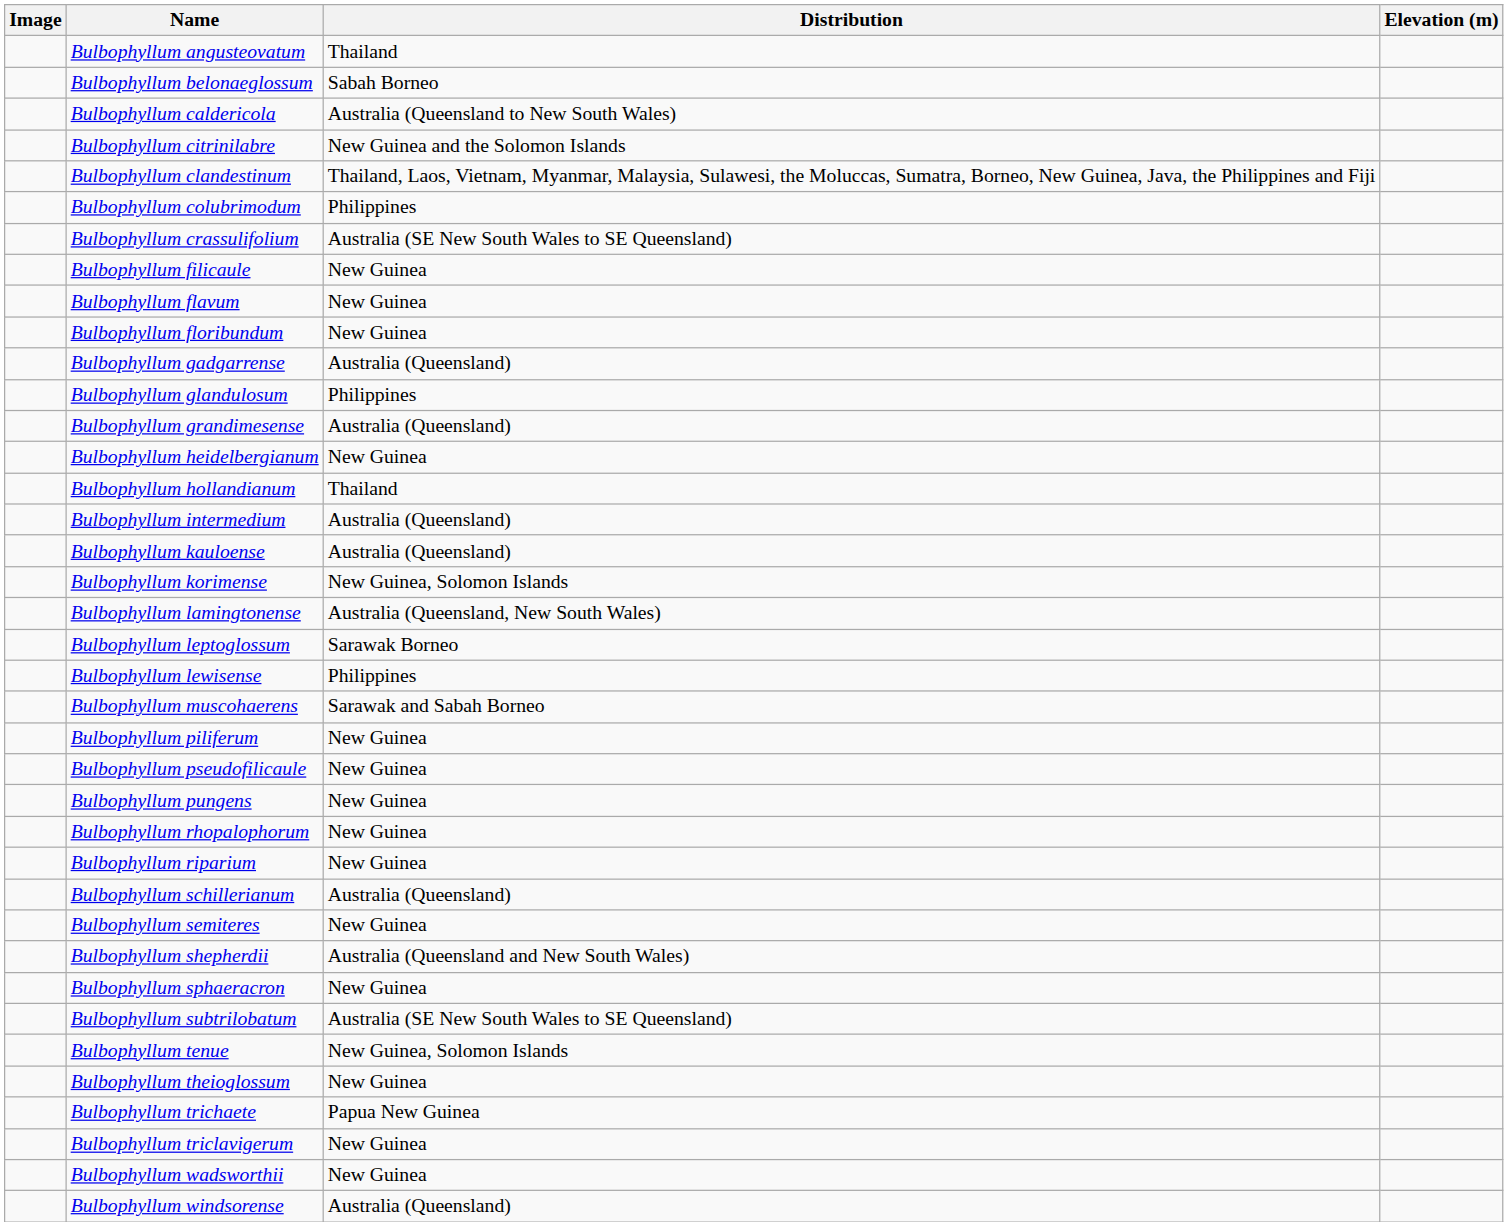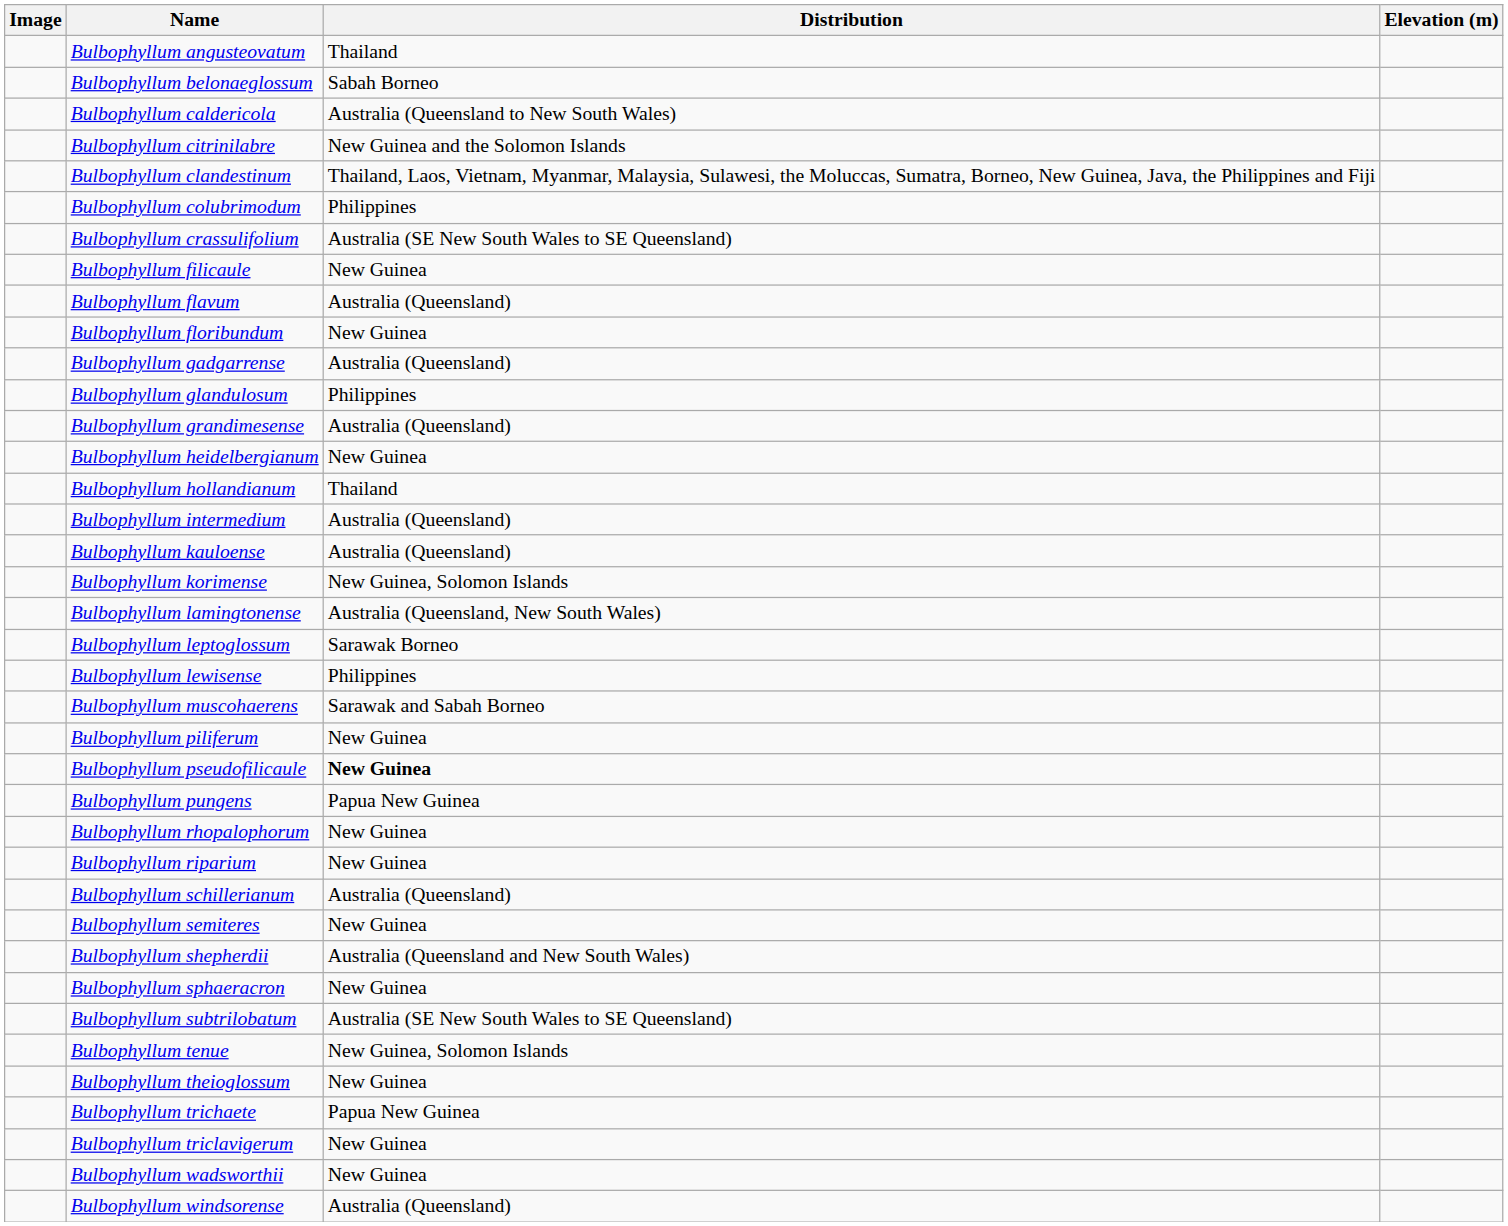(377, 301) New Guinea -> (419, 301) Australia (Queensland)
(377, 769) normal -> (379, 769) bold
(377, 800) New Guinea -> (404, 800) Papua New Guinea
